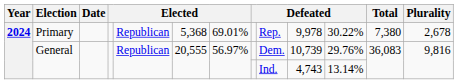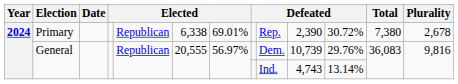(194, 32) 5,368 -> (194, 32) 6,338
(309, 32) 9,978 -> (309, 32) 2,390
(346, 32) 30.22% -> (346, 32) 30.72%
